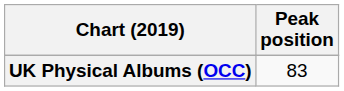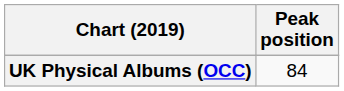(297, 70) 83 -> (297, 70) 84
